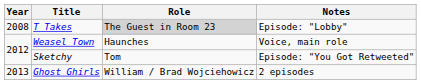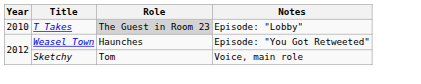(18, 27) 2008 -> (18, 27) 2010
(303, 42) Voice, main role -> (292, 42) Episode: "You Got Retweeted"
(336, 57) Episode: "You Got Retweeted" -> (259, 57) Voice, main role
- row: (67, 72)
